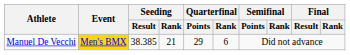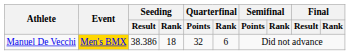(144, 42) 38.385 -> (144, 42) 38.386
(171, 42) 21 -> (171, 42) 18
(198, 42) 29 -> (198, 42) 32
